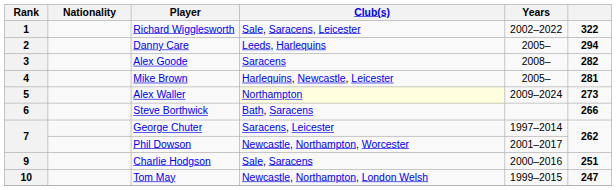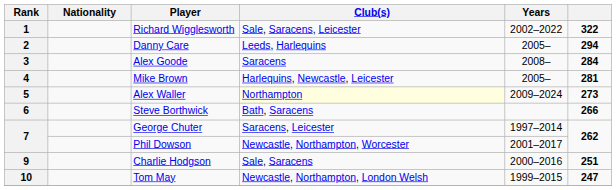(590, 62) 282 -> (590, 62) 284
